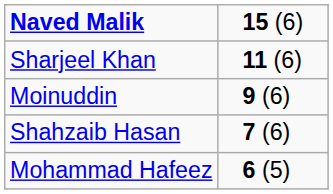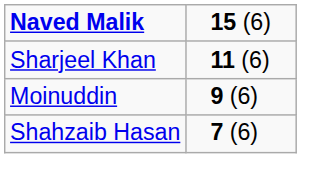- row: (111, 170)
